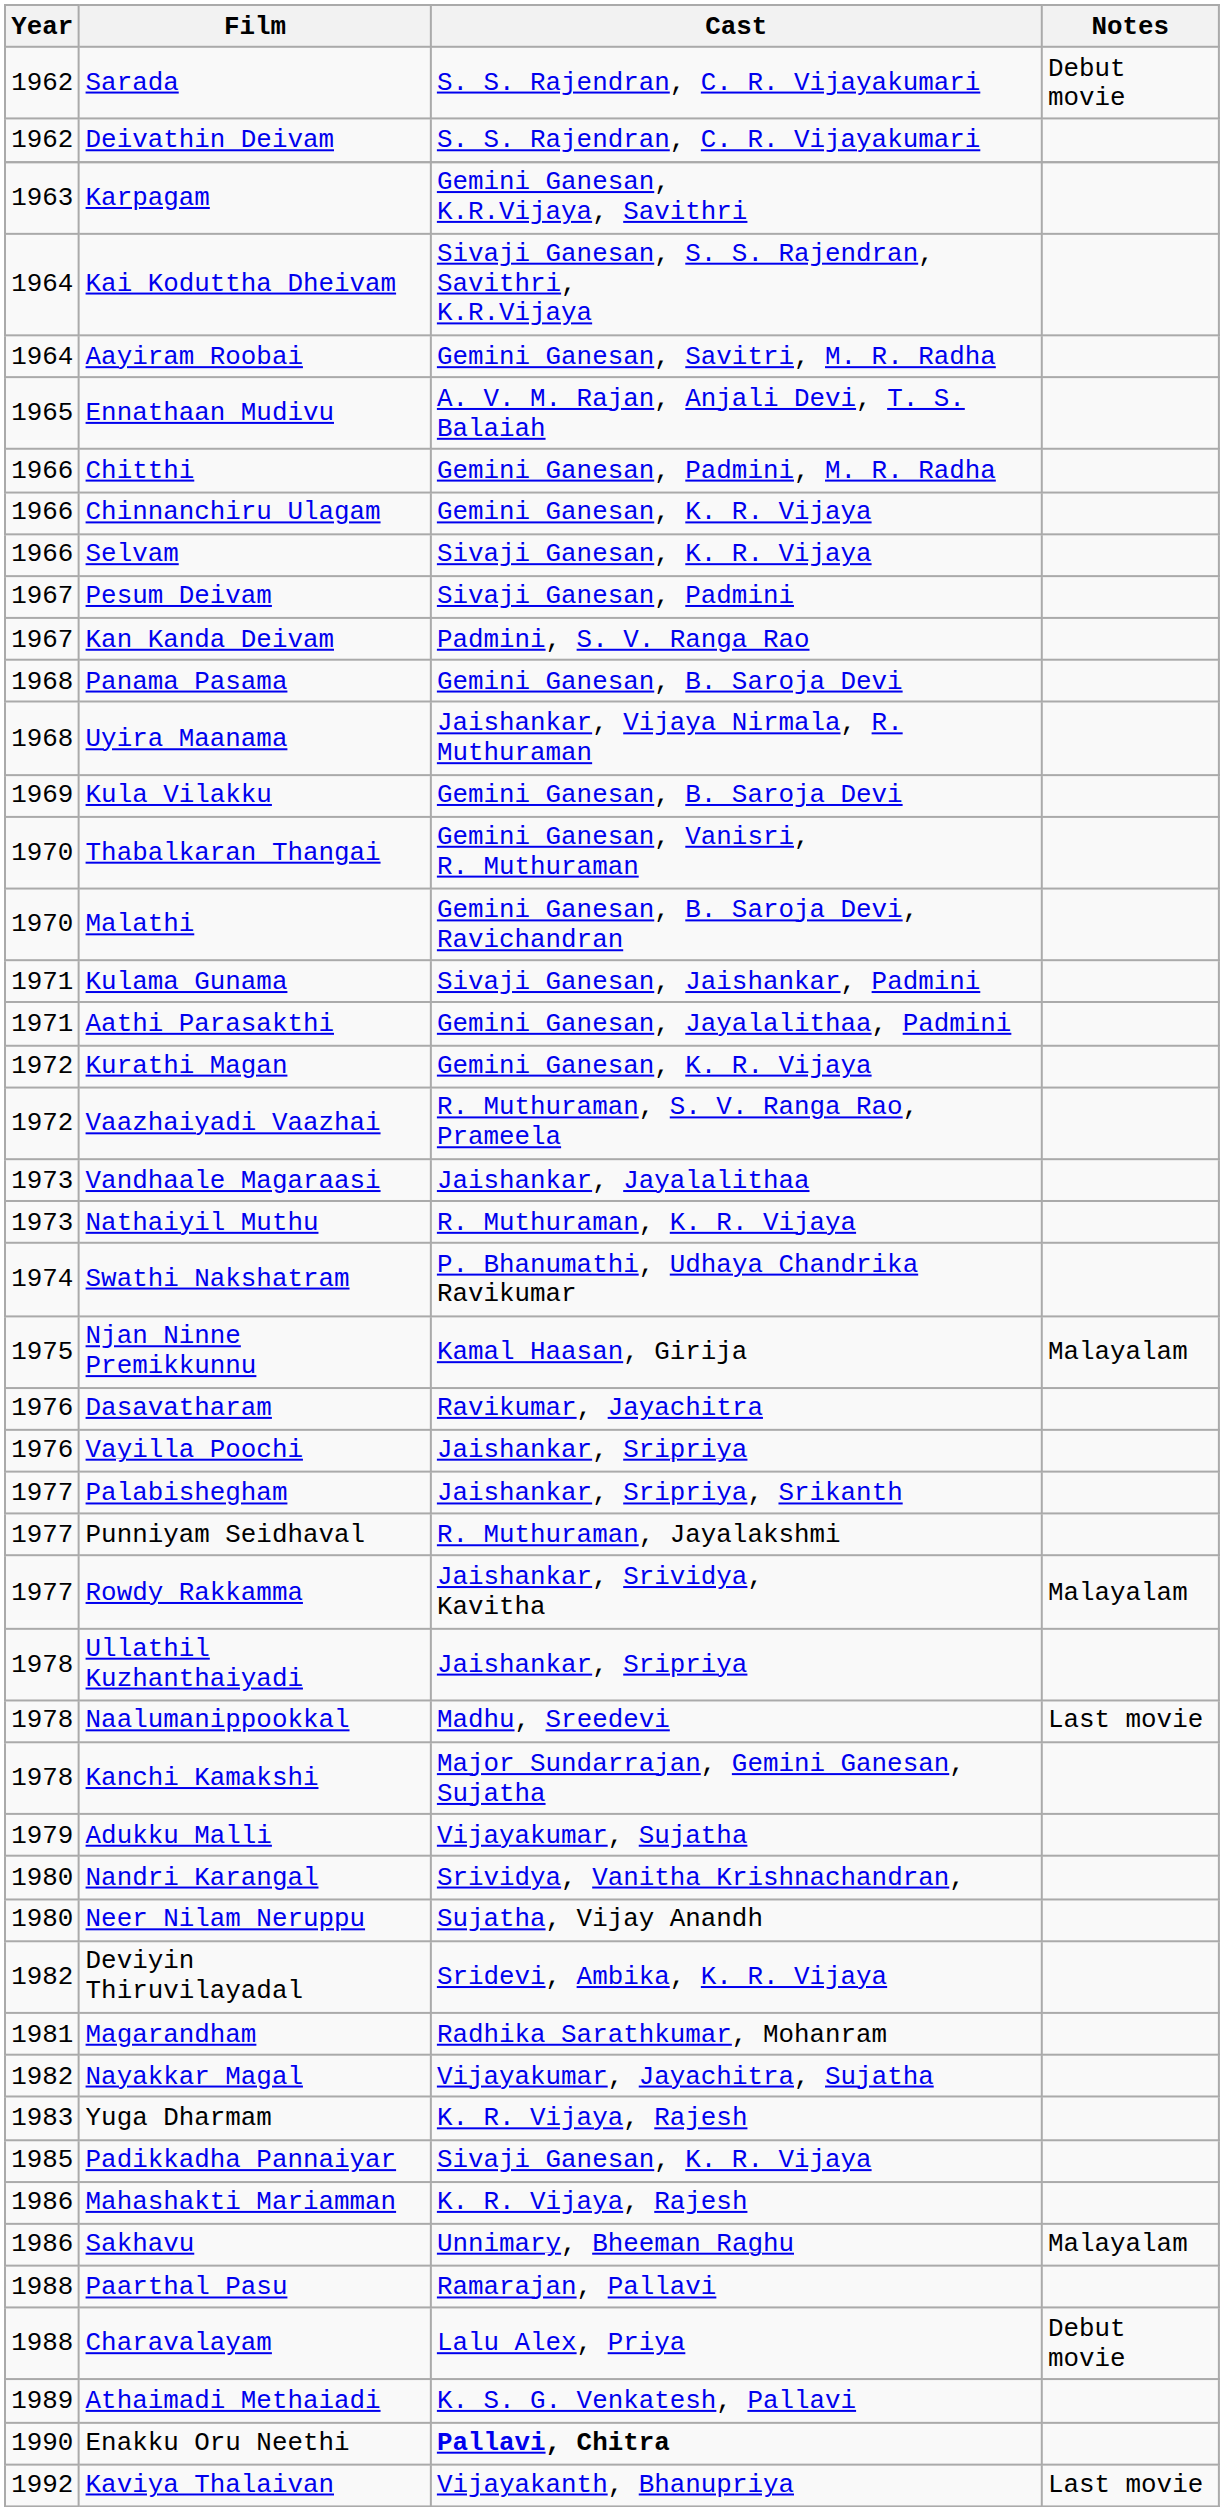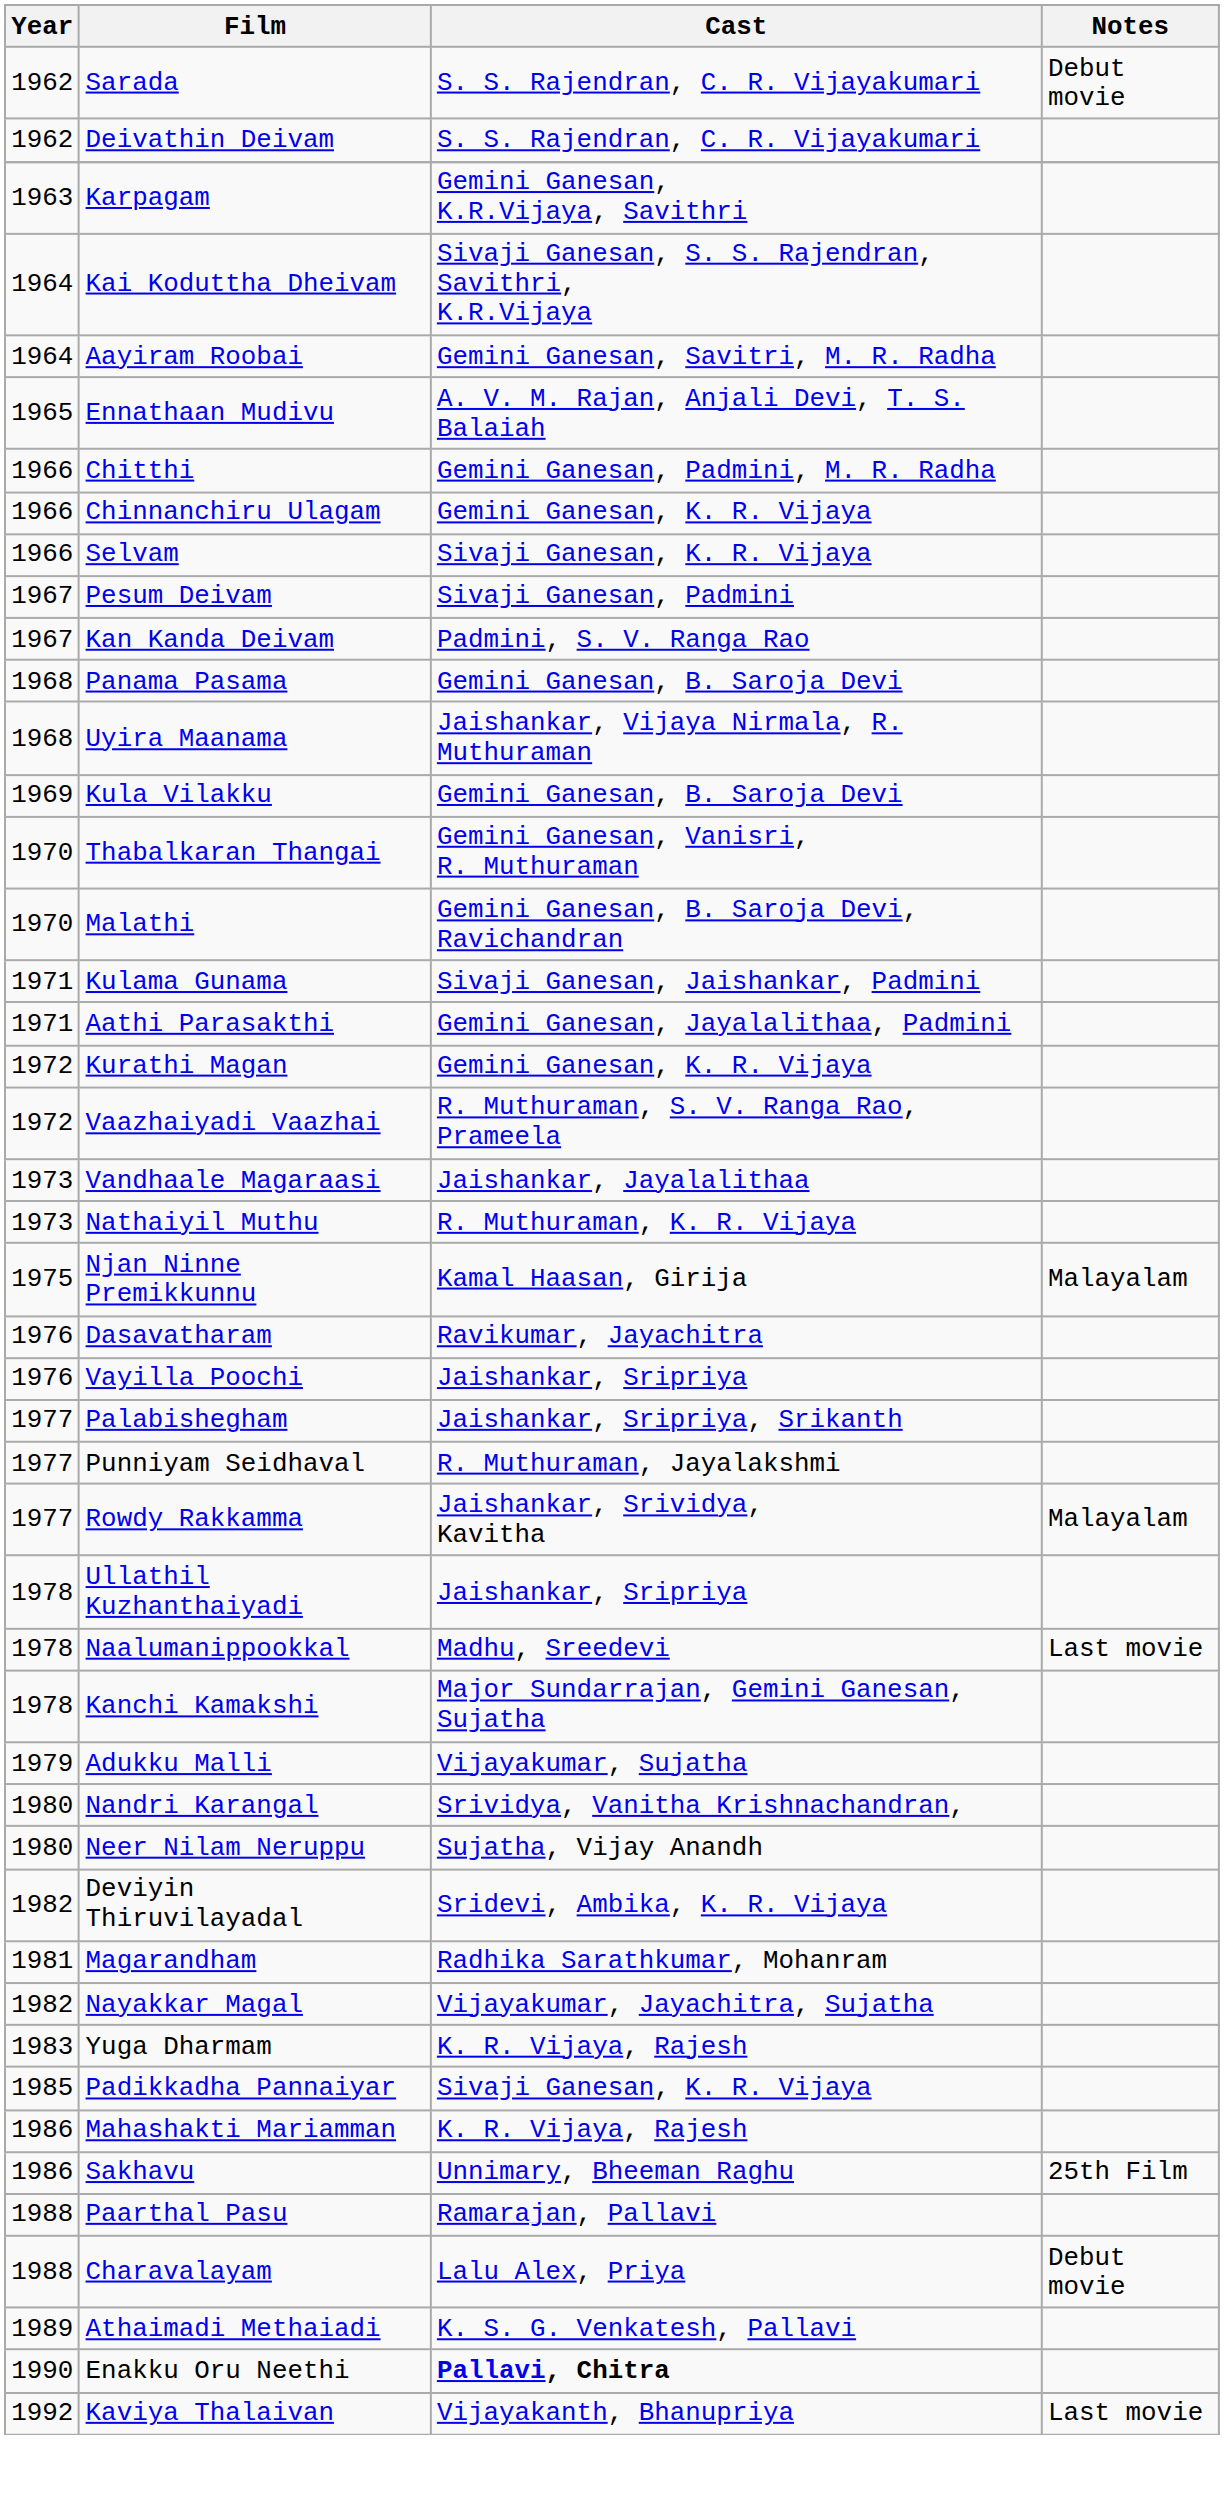- row: (218, 1279)
(1118, 2245) Malayalam -> (1118, 2173) 25th Film
